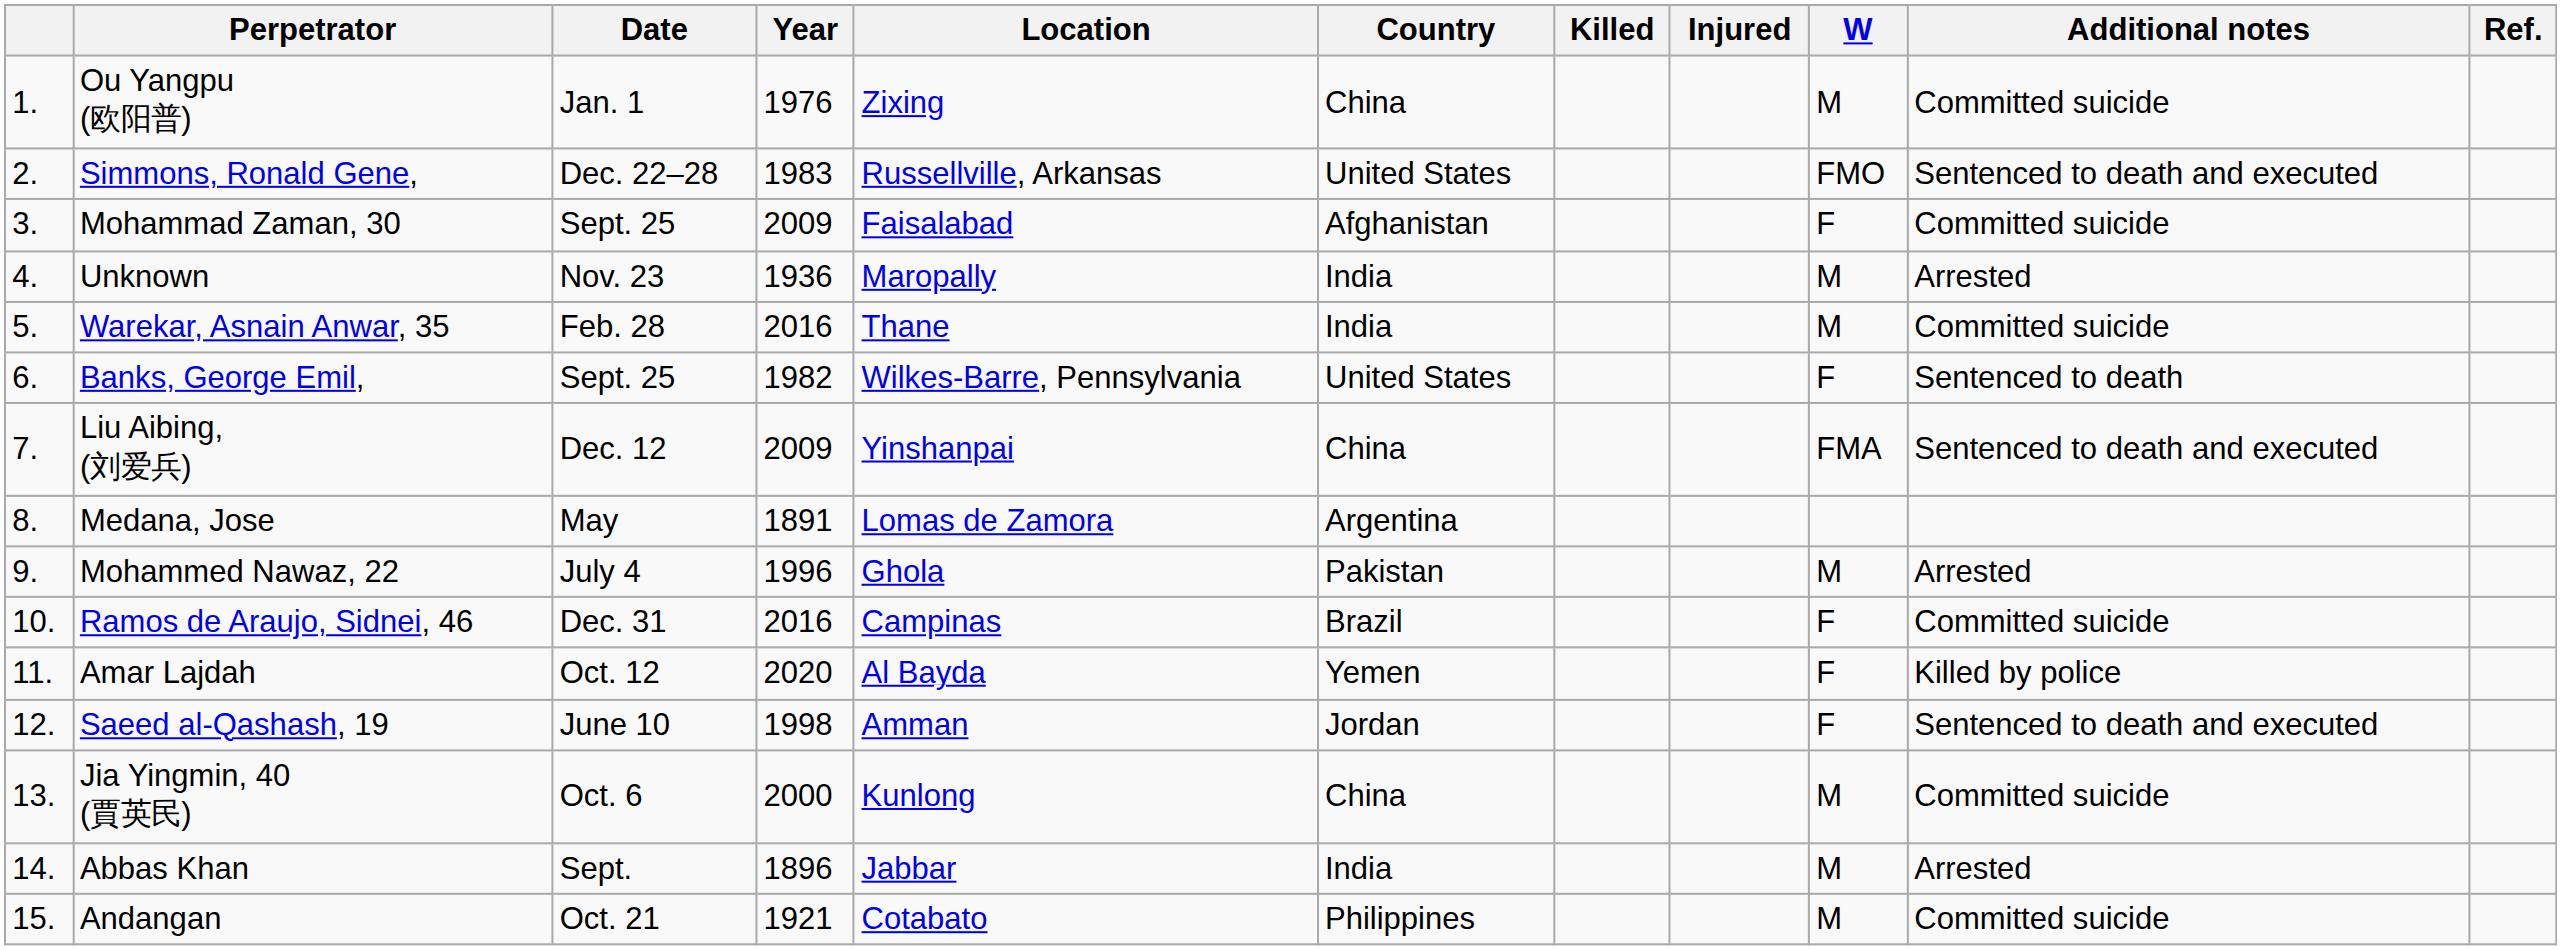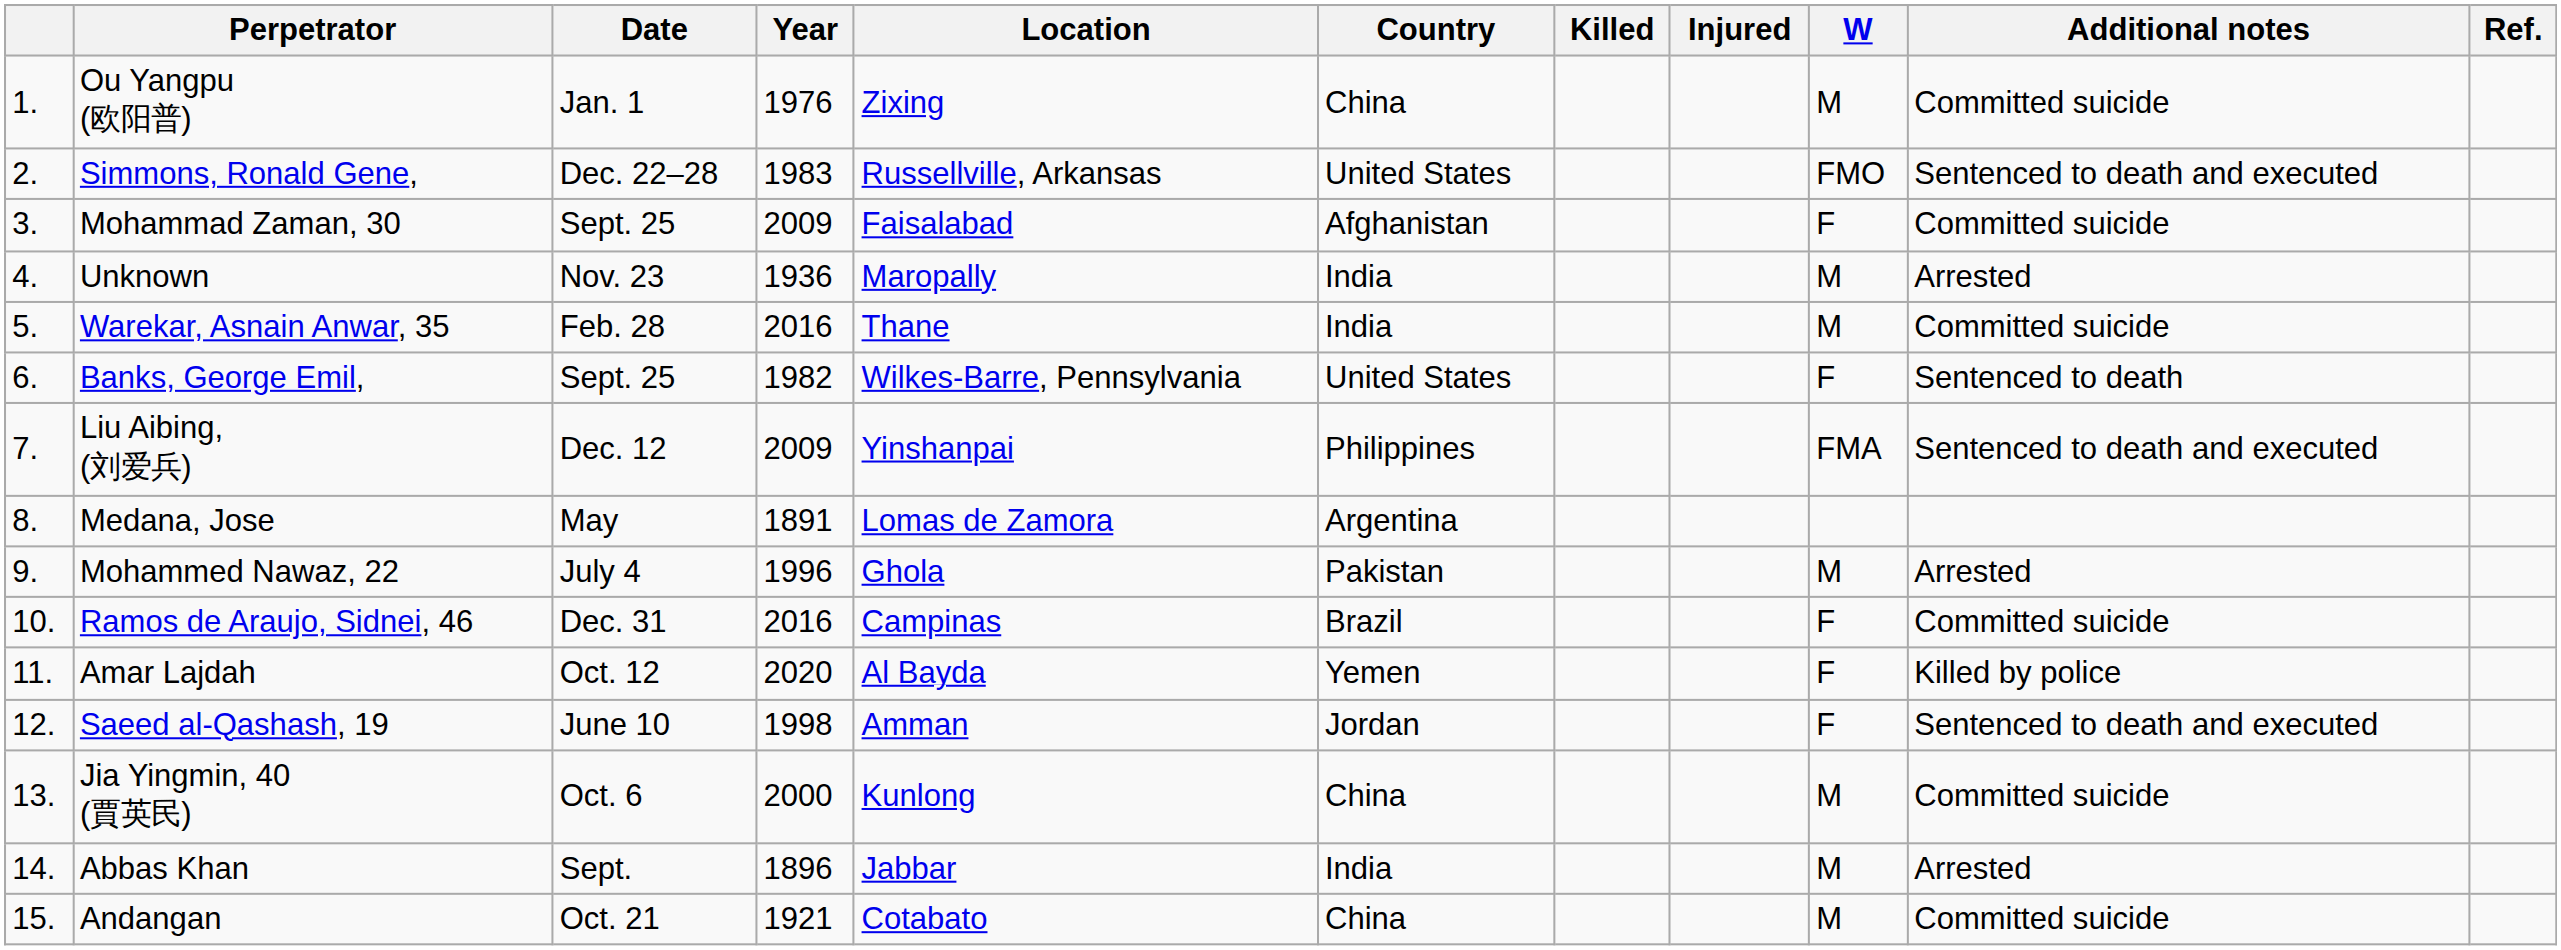(1366, 449) China -> (1400, 449) Philippines
(1400, 918) Philippines -> (1366, 918) China
